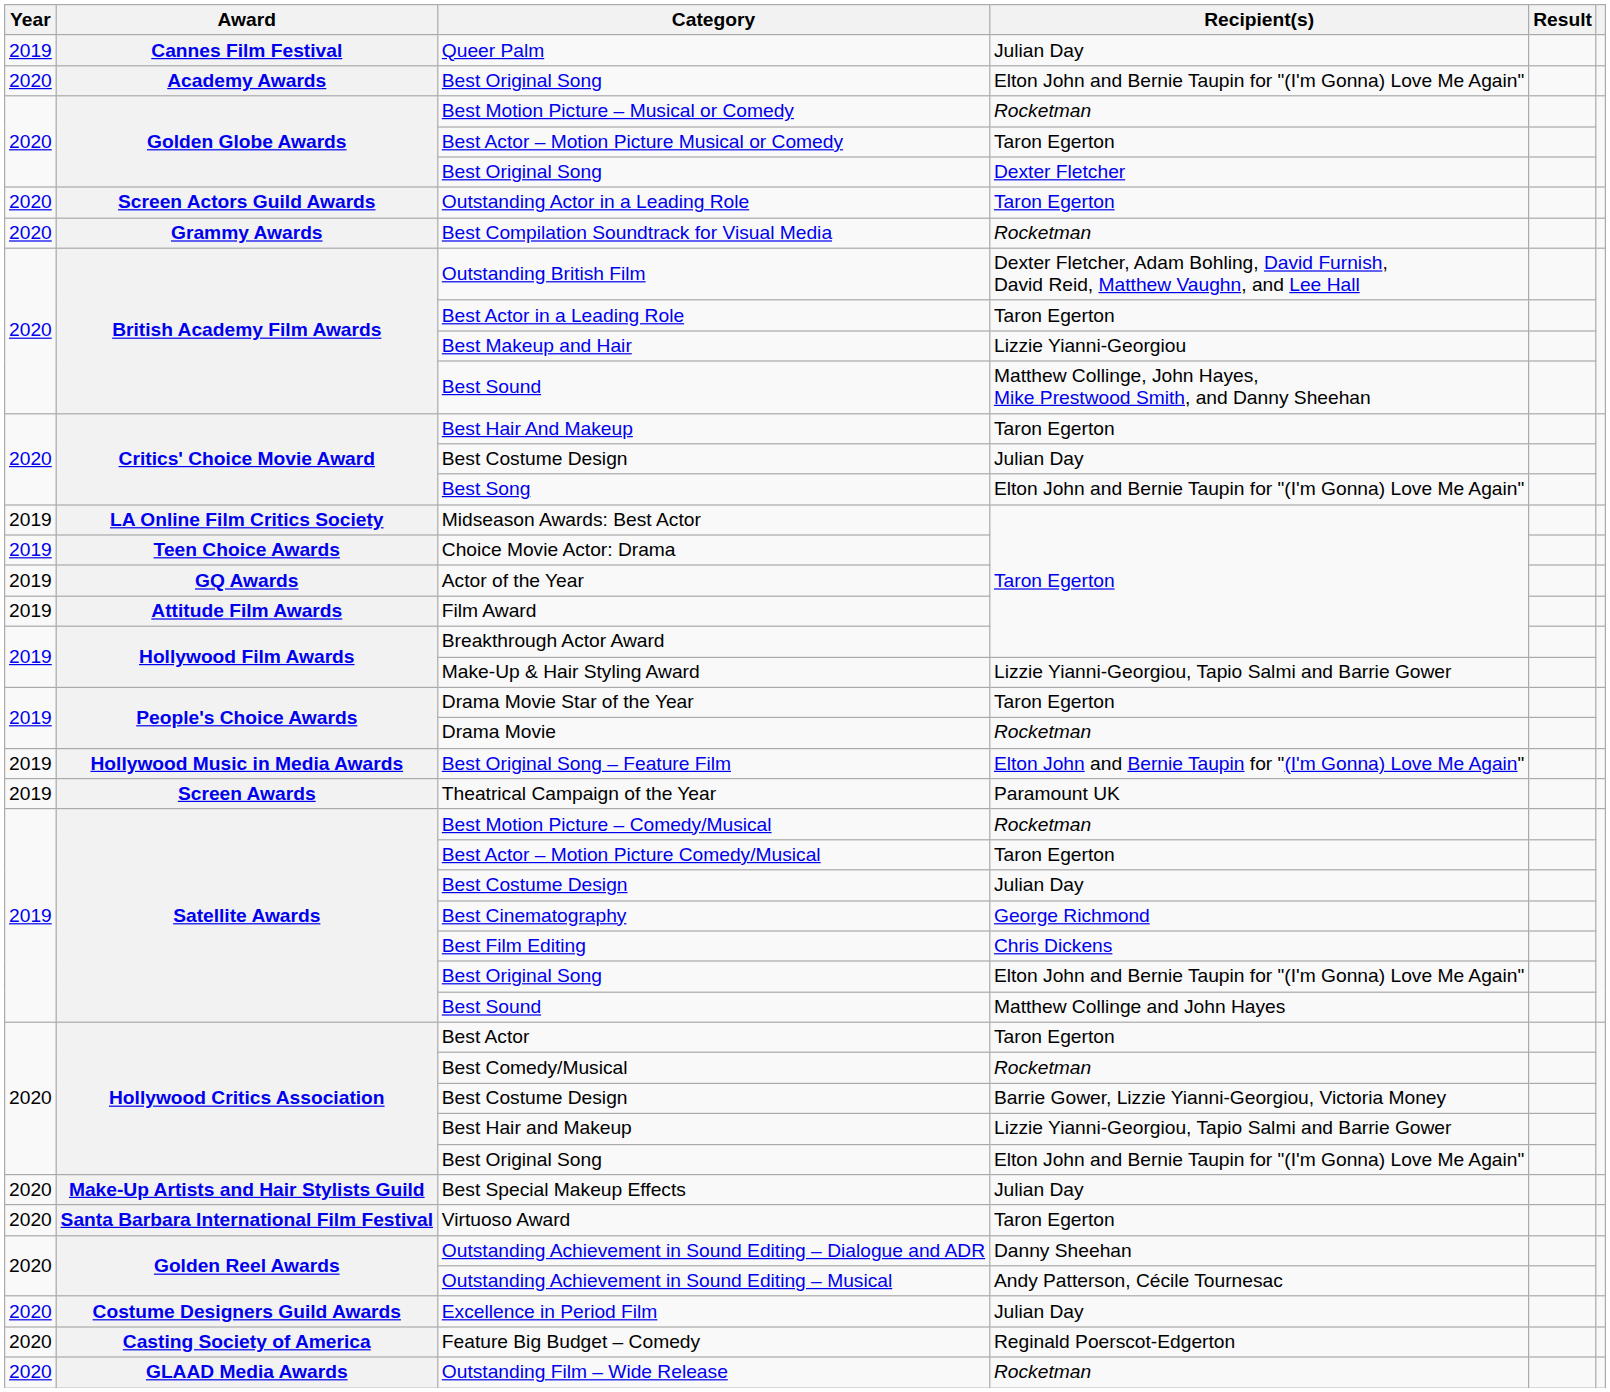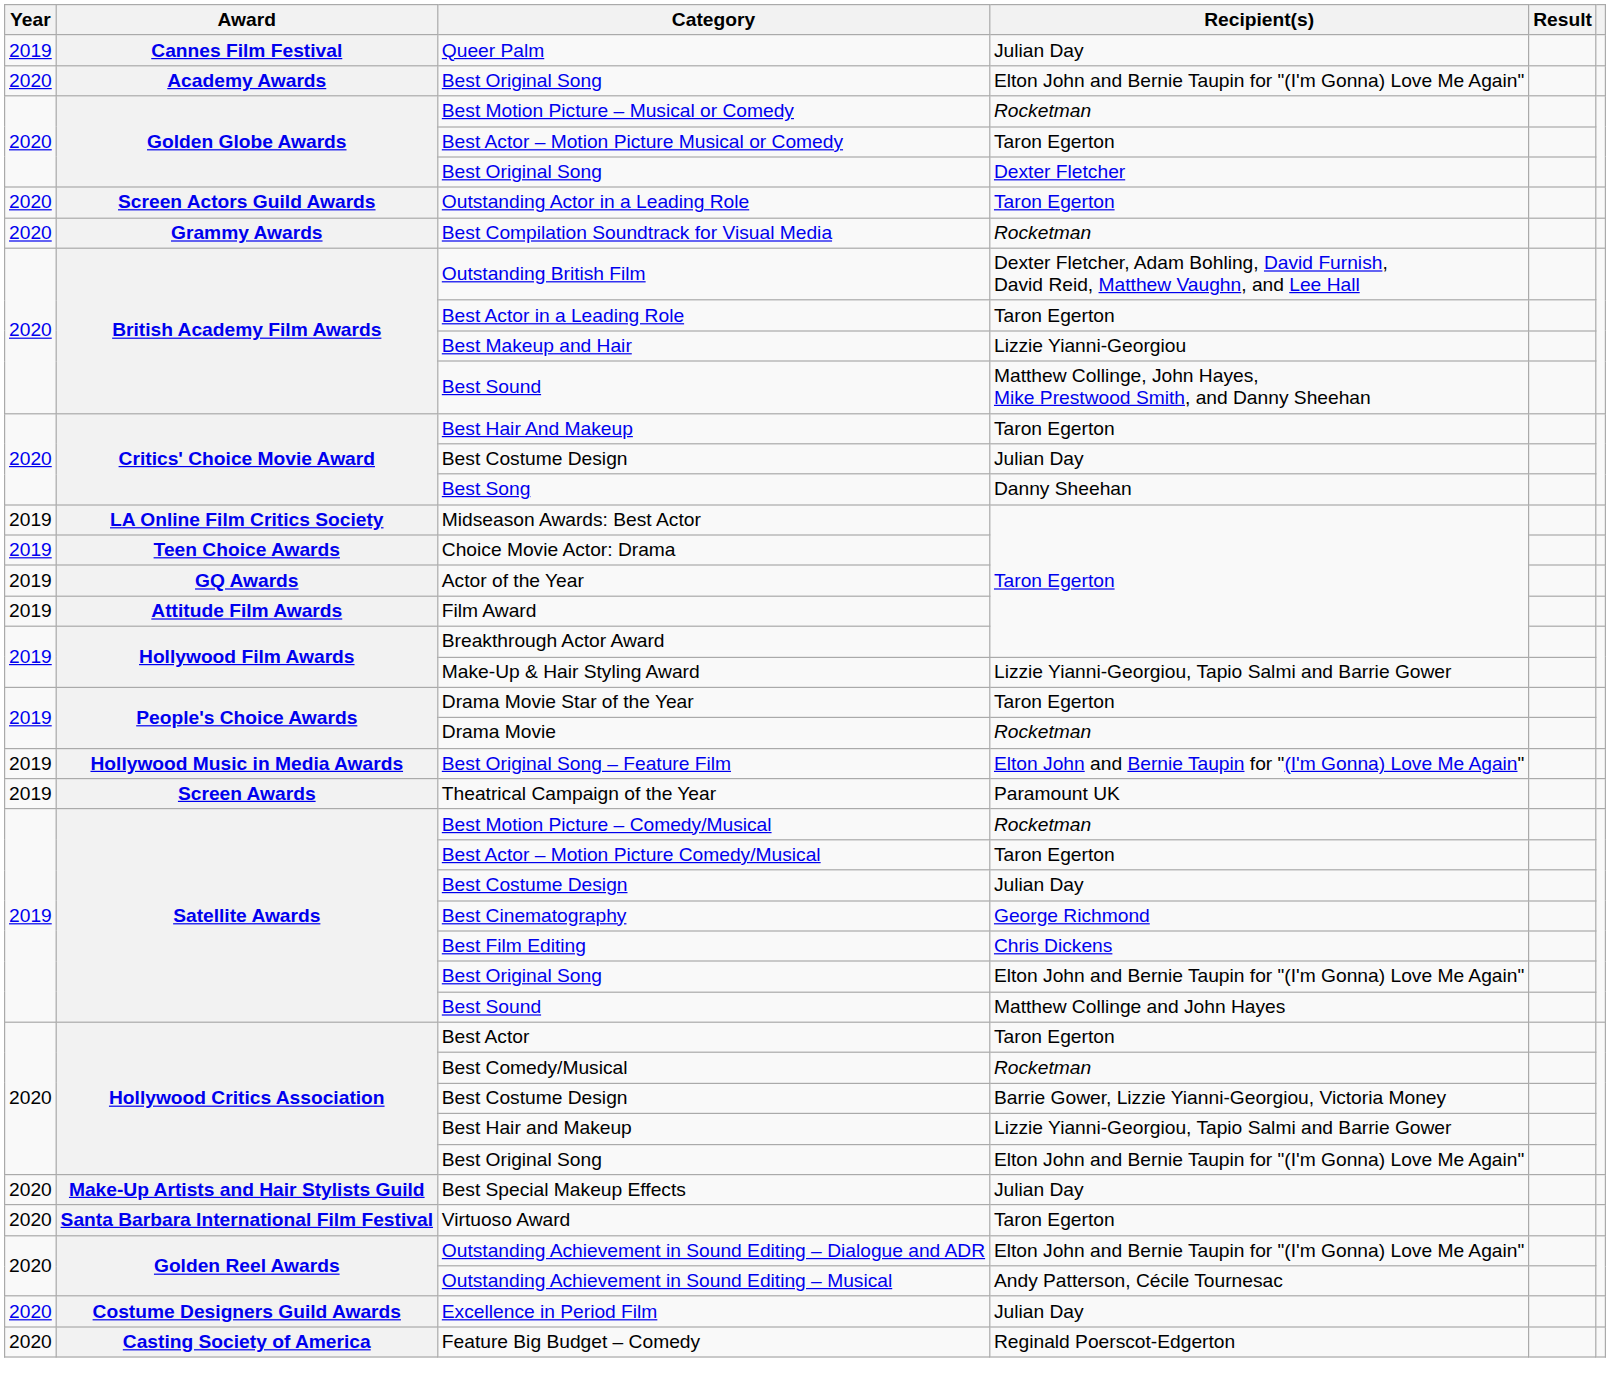(1259, 489) Elton John and Bernie Taupin for "(I'm Gonna) Love Me Again" -> (1063, 489) Danny Sheehan
(1063, 1250) Danny Sheehan -> (1259, 1250) Elton John and Bernie Taupin for "(I'm Gonna) Love Me Again"
- row: (247, 1372)
